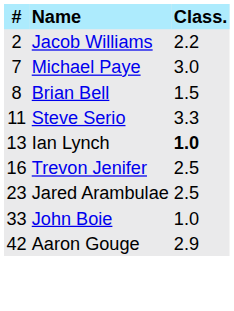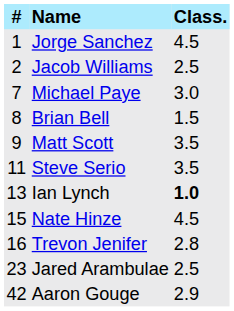+ row: (92, 42)
(186, 42) 2.2 -> (186, 67) 2.5
+ row: (73, 143)
(186, 117) 3.3 -> (186, 168) 3.5
+ row: (77, 218)
(186, 168) 2.5 -> (186, 243) 2.8
- row: (72, 218)
